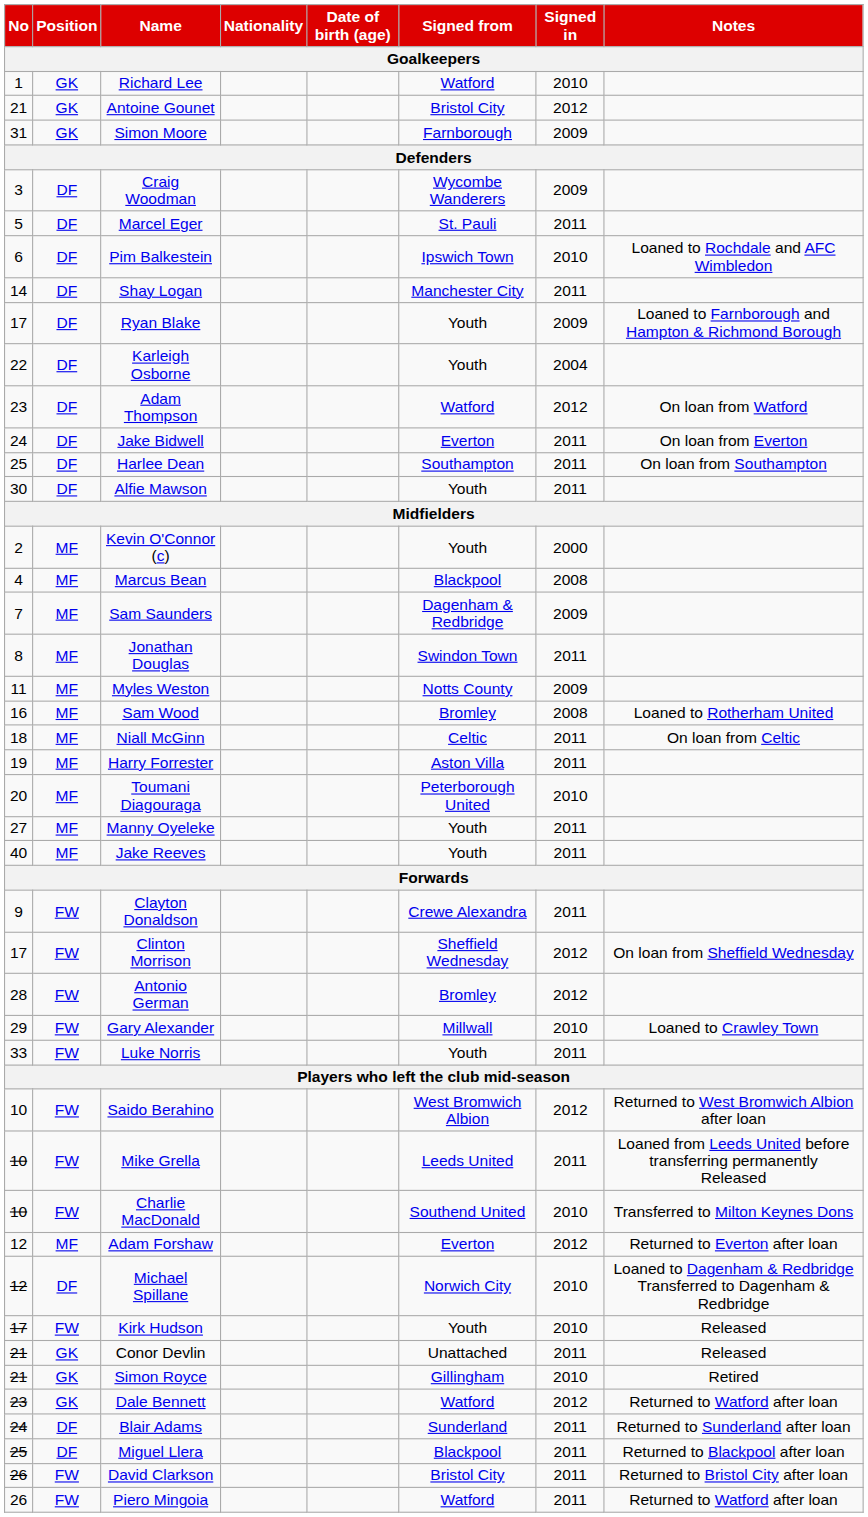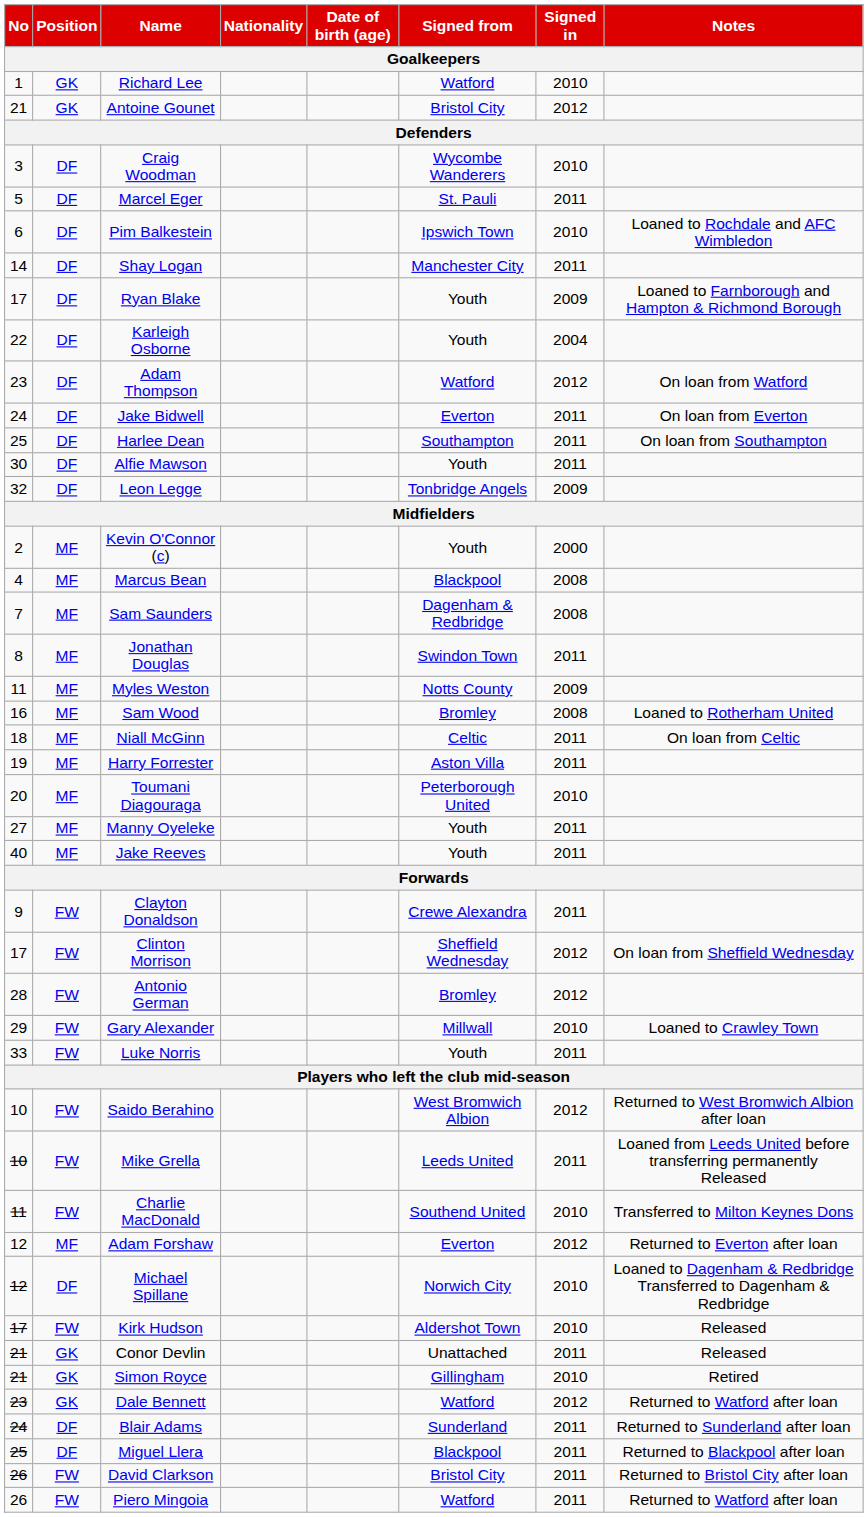- row: (161, 133)
(570, 191) 2009 -> (570, 166) 2010
+ row: (161, 489)
(570, 614) 2009 -> (570, 614) 2008
(19, 1211) 10 -> (19, 1211) 11
(467, 1328) Youth -> (467, 1328) Aldershot Town
